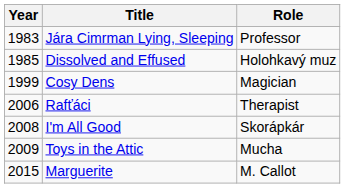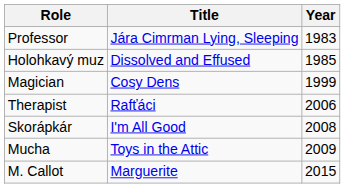columns swapped: (23, 15) <-> (288, 15)
